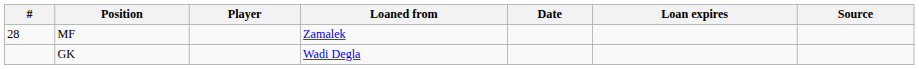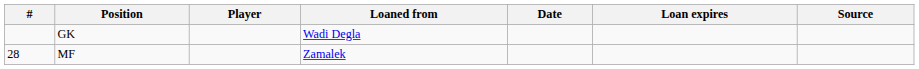rows swapped: (66, 34) <-> (66, 54)
